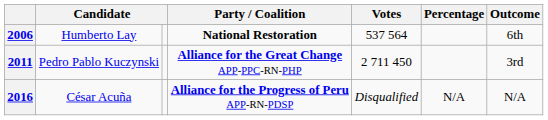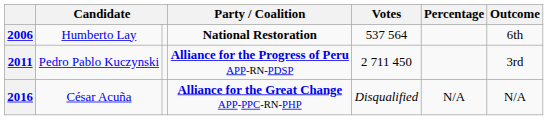(260, 62) Alliance for the Great Change APP-PPC-RN-PHP -> (260, 62) Alliance for the Progress of Peru APP-RN-PDSP
(260, 97) Alliance for the Progress of Peru APP-RN-PDSP -> (260, 97) Alliance for the Great Change APP-PPC-RN-PHP
